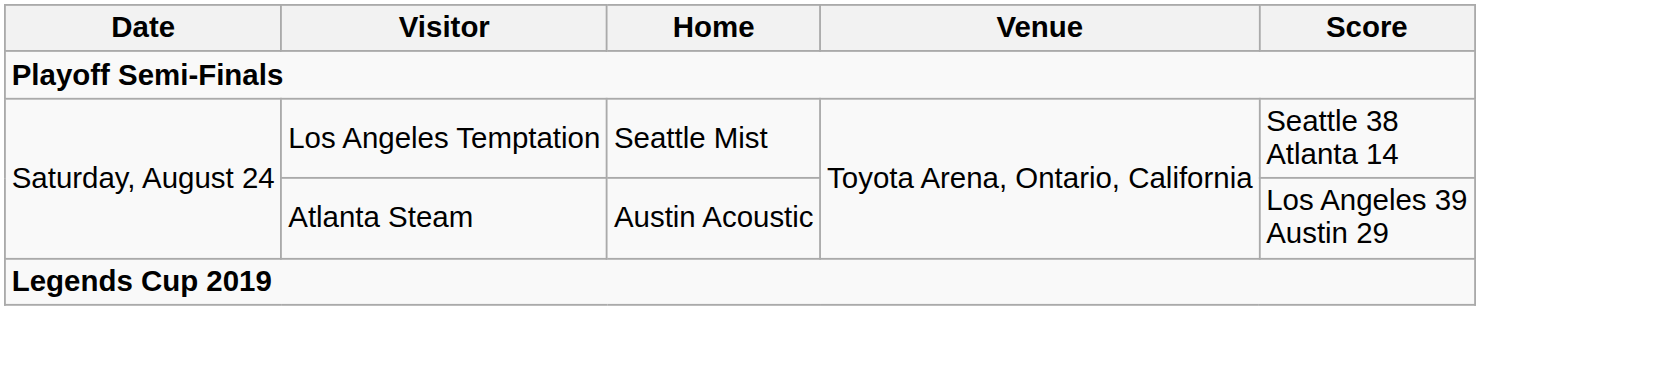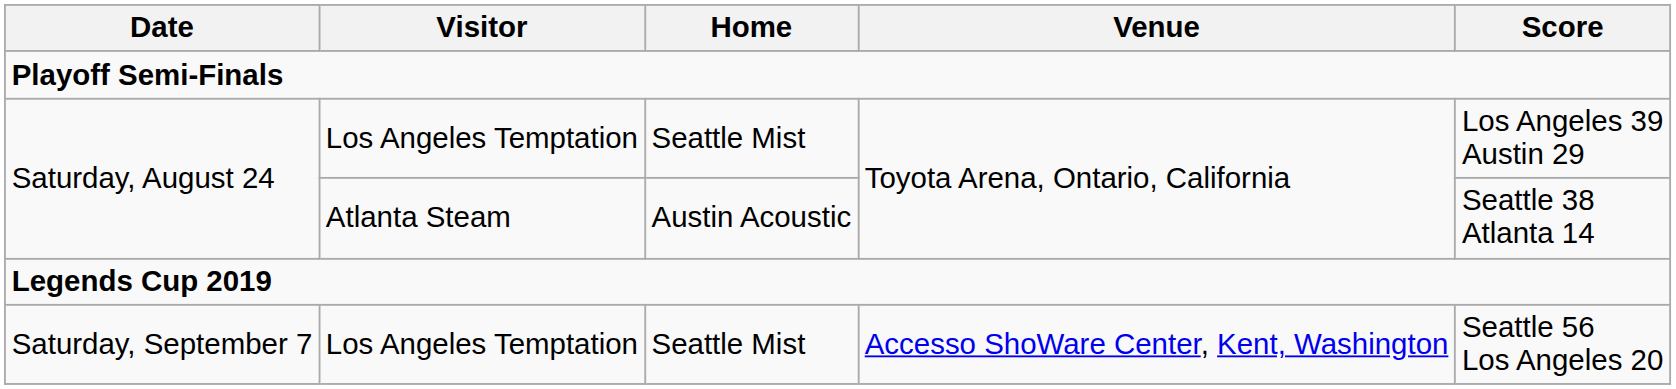(1332, 137) Seattle 38 Atlanta 14 -> (1563, 137) Los Angeles 39 Austin 29
(1367, 217) Los Angeles 39 Austin 29 -> (1528, 217) Seattle 38 Atlanta 14
+ row: (162, 344)
